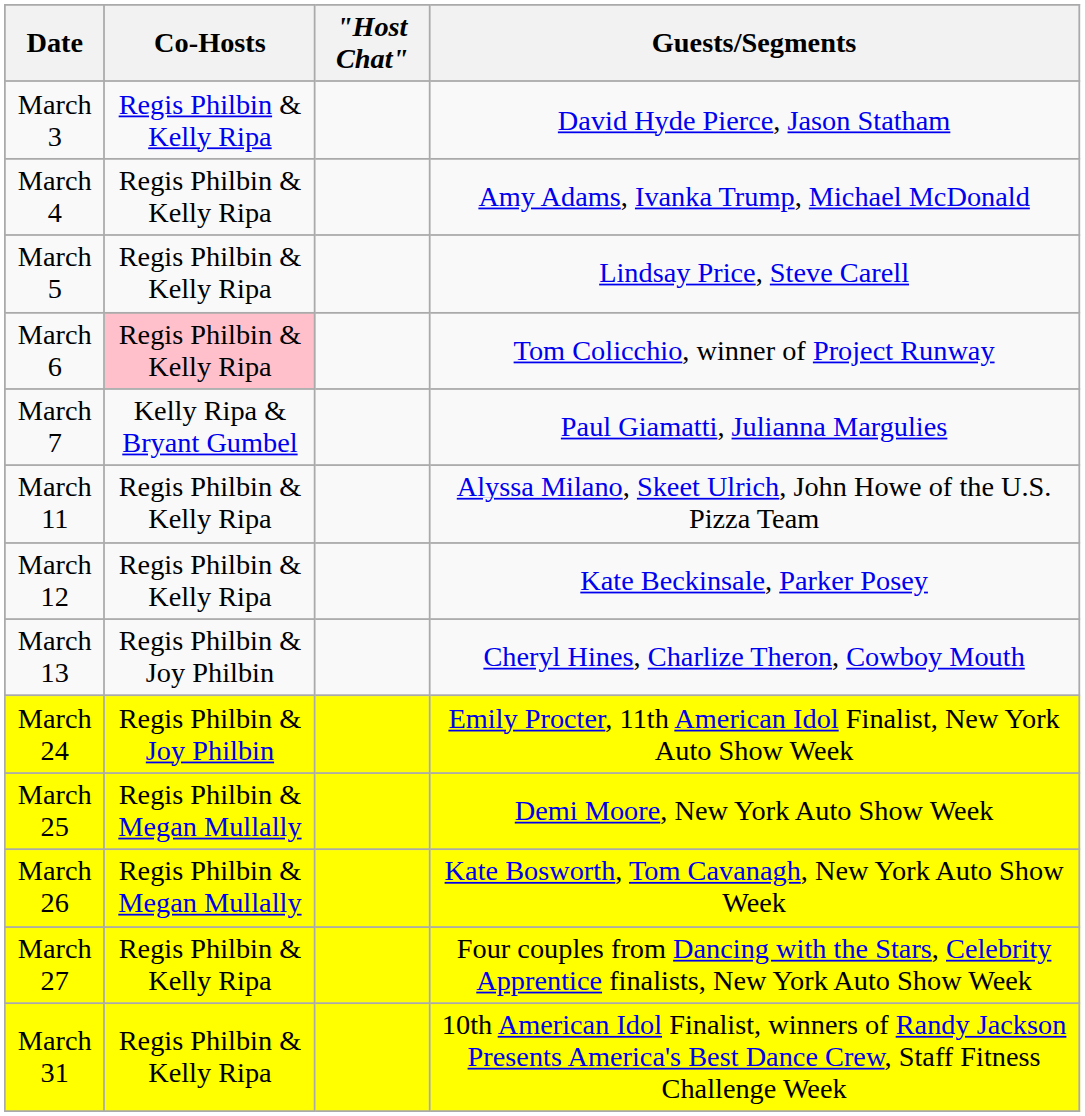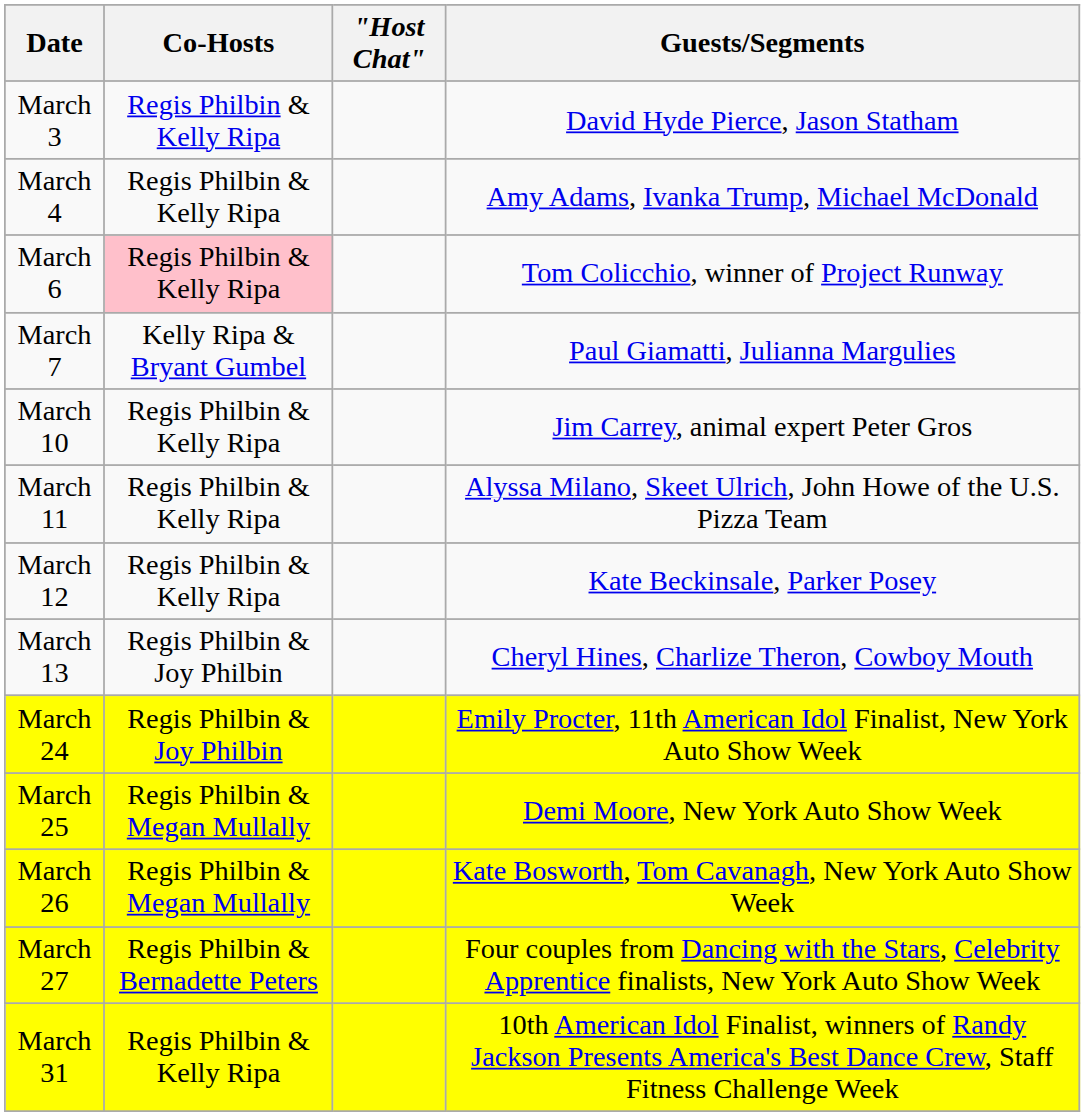- row: (55, 273)
+ row: (55, 426)
(210, 964) Regis Philbin & Kelly Ripa -> (218, 964) Regis Philbin & Bernadette Peters
